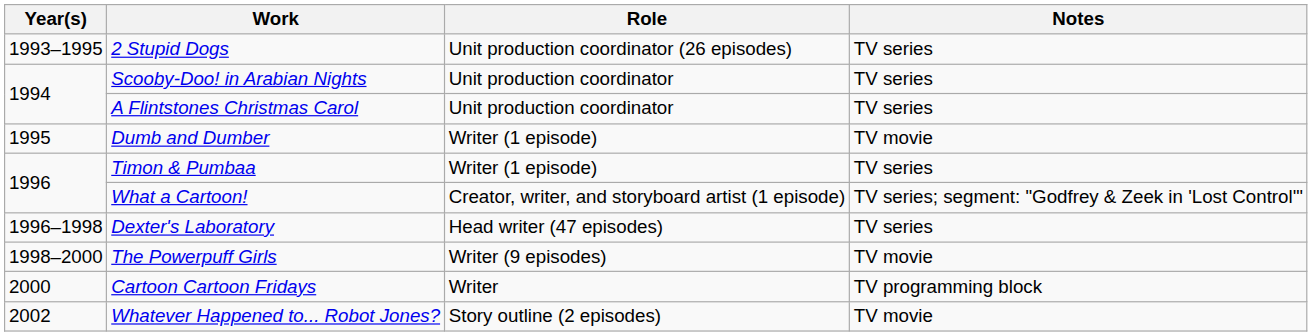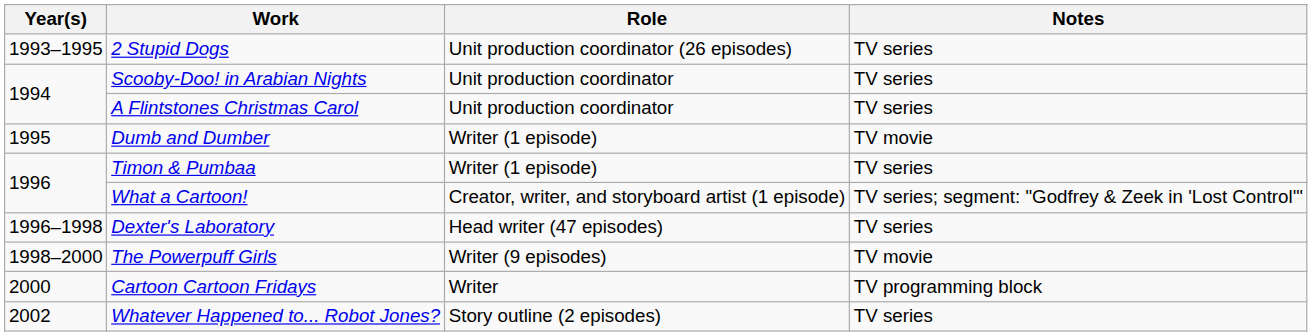(893, 316) TV movie -> (893, 316) TV series
